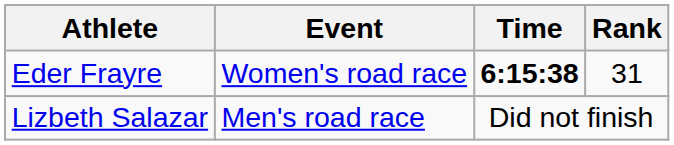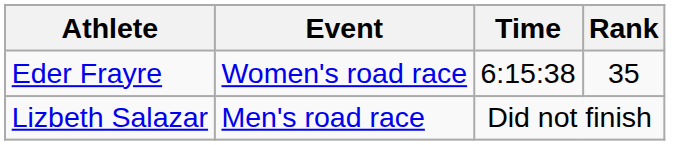(530, 73) bold -> (528, 73) normal
(627, 73) 31 -> (624, 73) 35
